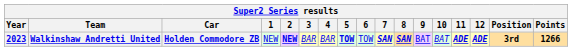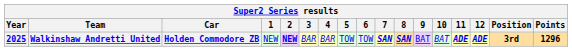(16, 39) 2023 -> (16, 39) 2025
(347, 39) bold -> (347, 39) normal
(550, 39) 1266 -> (550, 39) 1296
